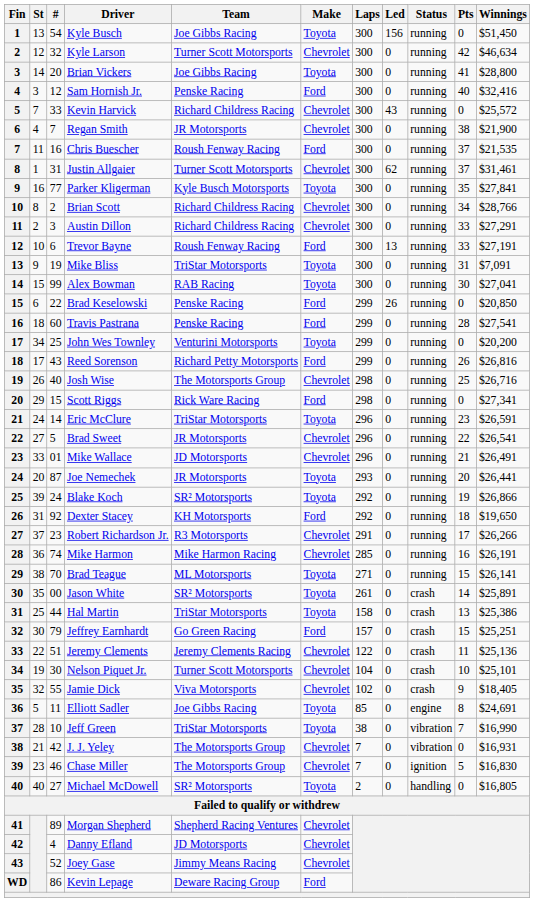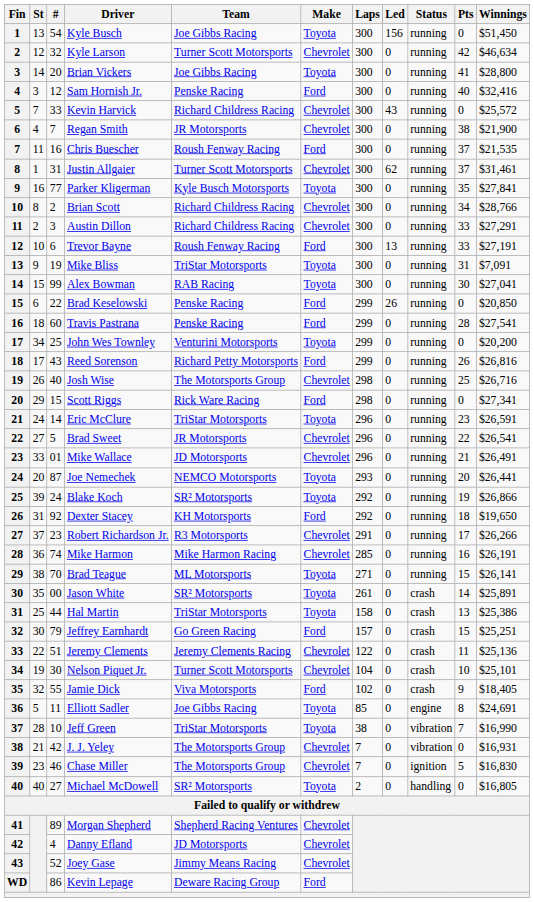(210, 477) JR Motorsports -> (225, 477) NEMCO Motorsports
(327, 689) Chevrolet -> (315, 689) Ford
